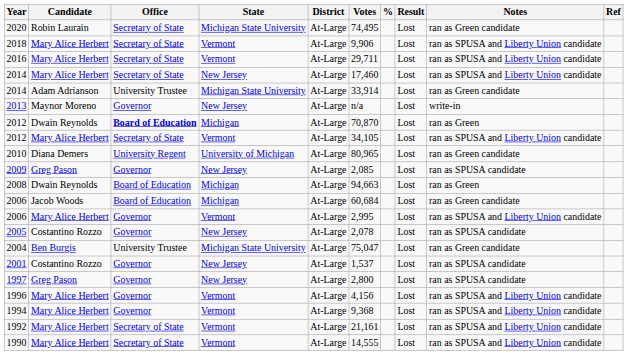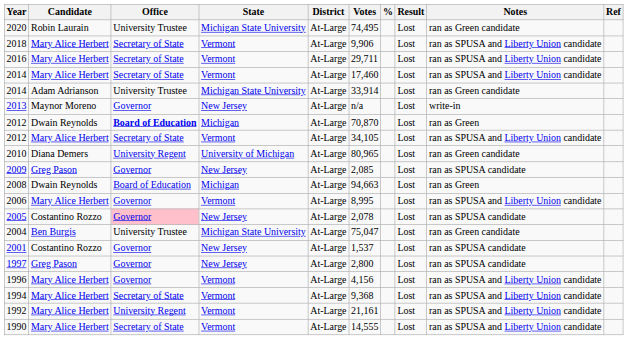(149, 28) Secretary of State -> (150, 28) University Trustee
(224, 75) New Jersey -> (218, 75) Vermont
- row: (17, 201)
(362, 216) 2,995 -> (362, 201) 8,995
(132, 232) no background -> (132, 216) pink background
(132, 311) Governor -> (149, 295) Secretary of State
(149, 327) Secretary of State -> (149, 311) University Regent
